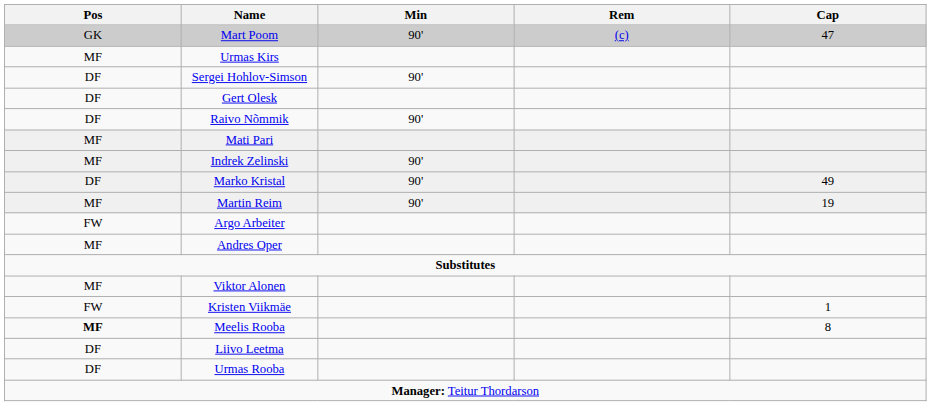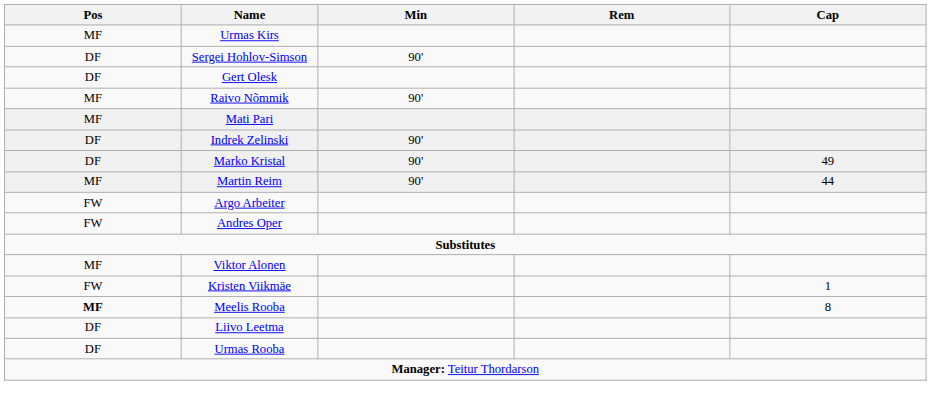- row: (249, 35)
(93, 118) DF -> (93, 97) MF
(93, 160) MF -> (93, 139) DF
(828, 202) 19 -> (828, 181) 44
(93, 244) MF -> (93, 223) FW
